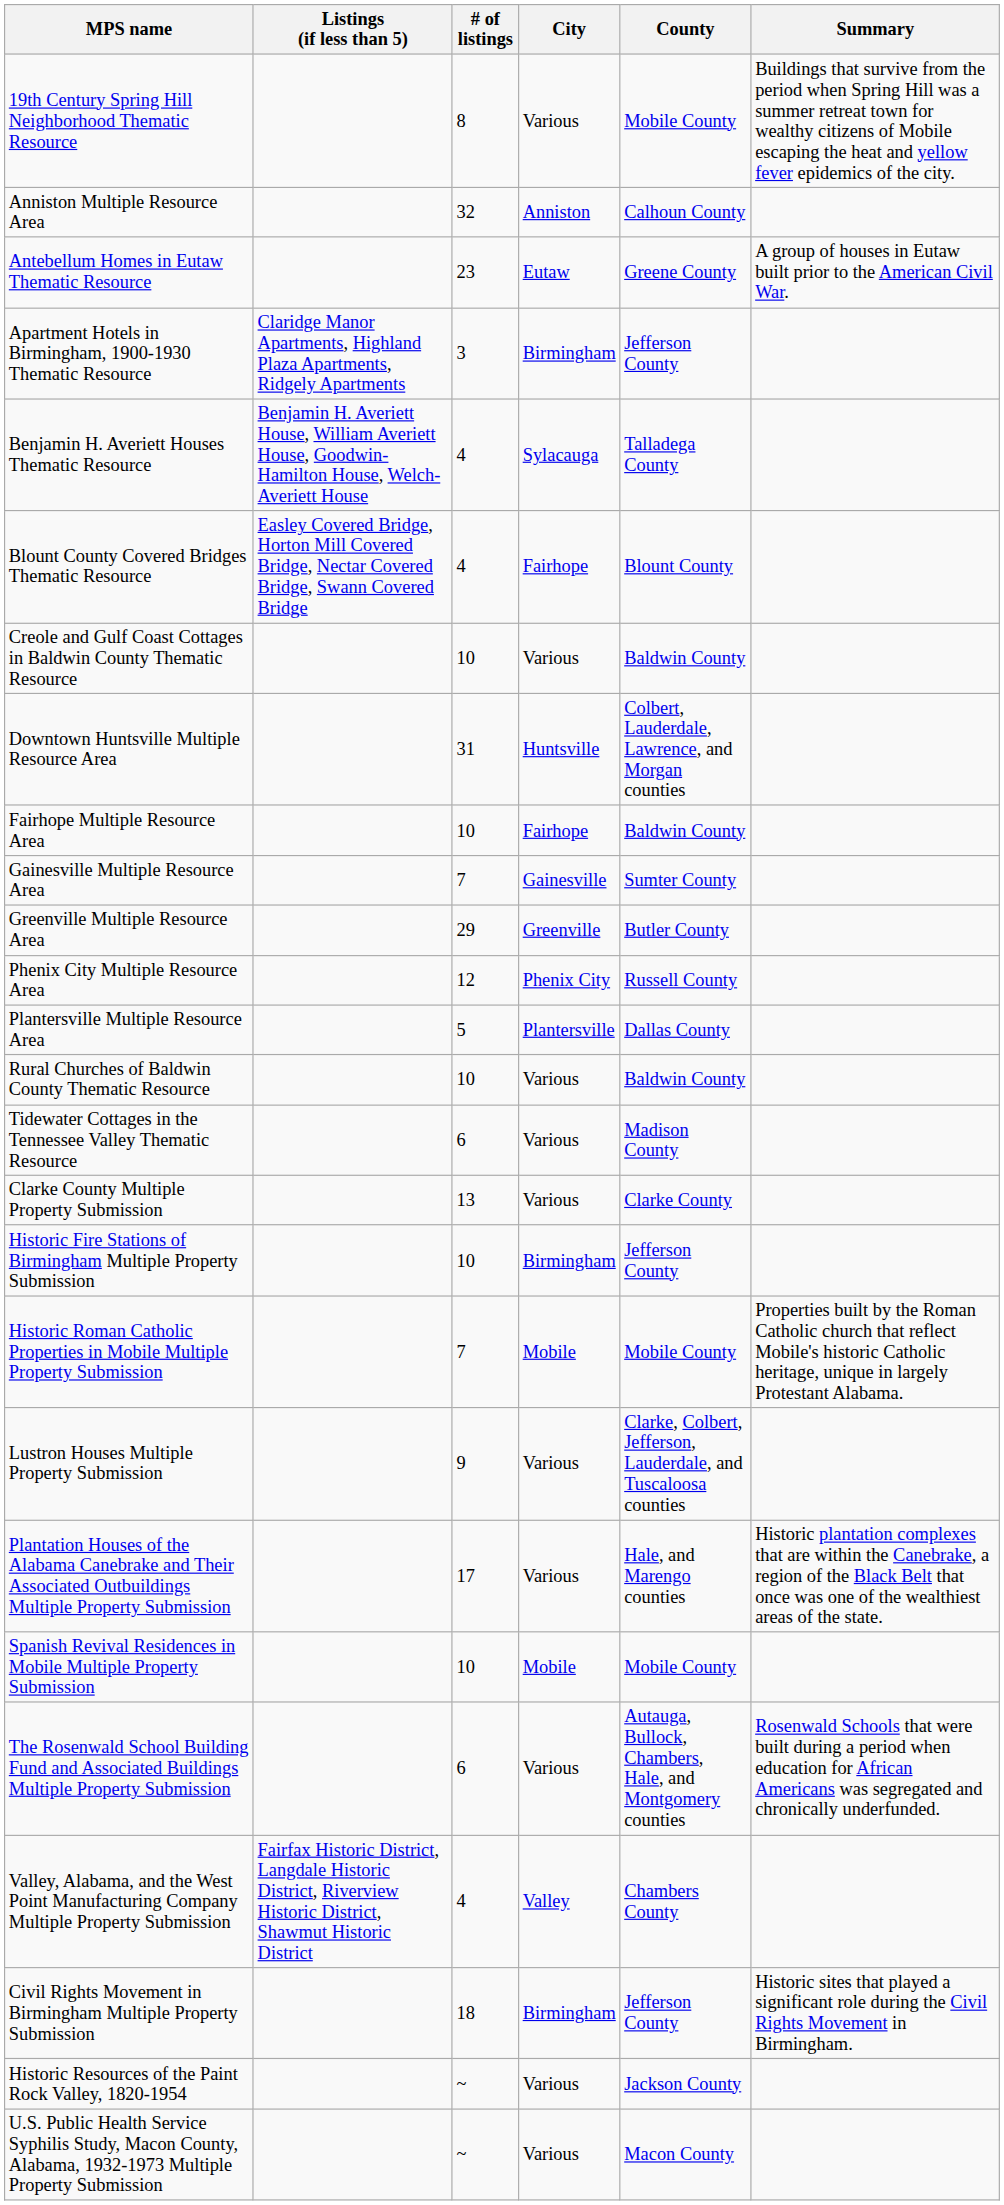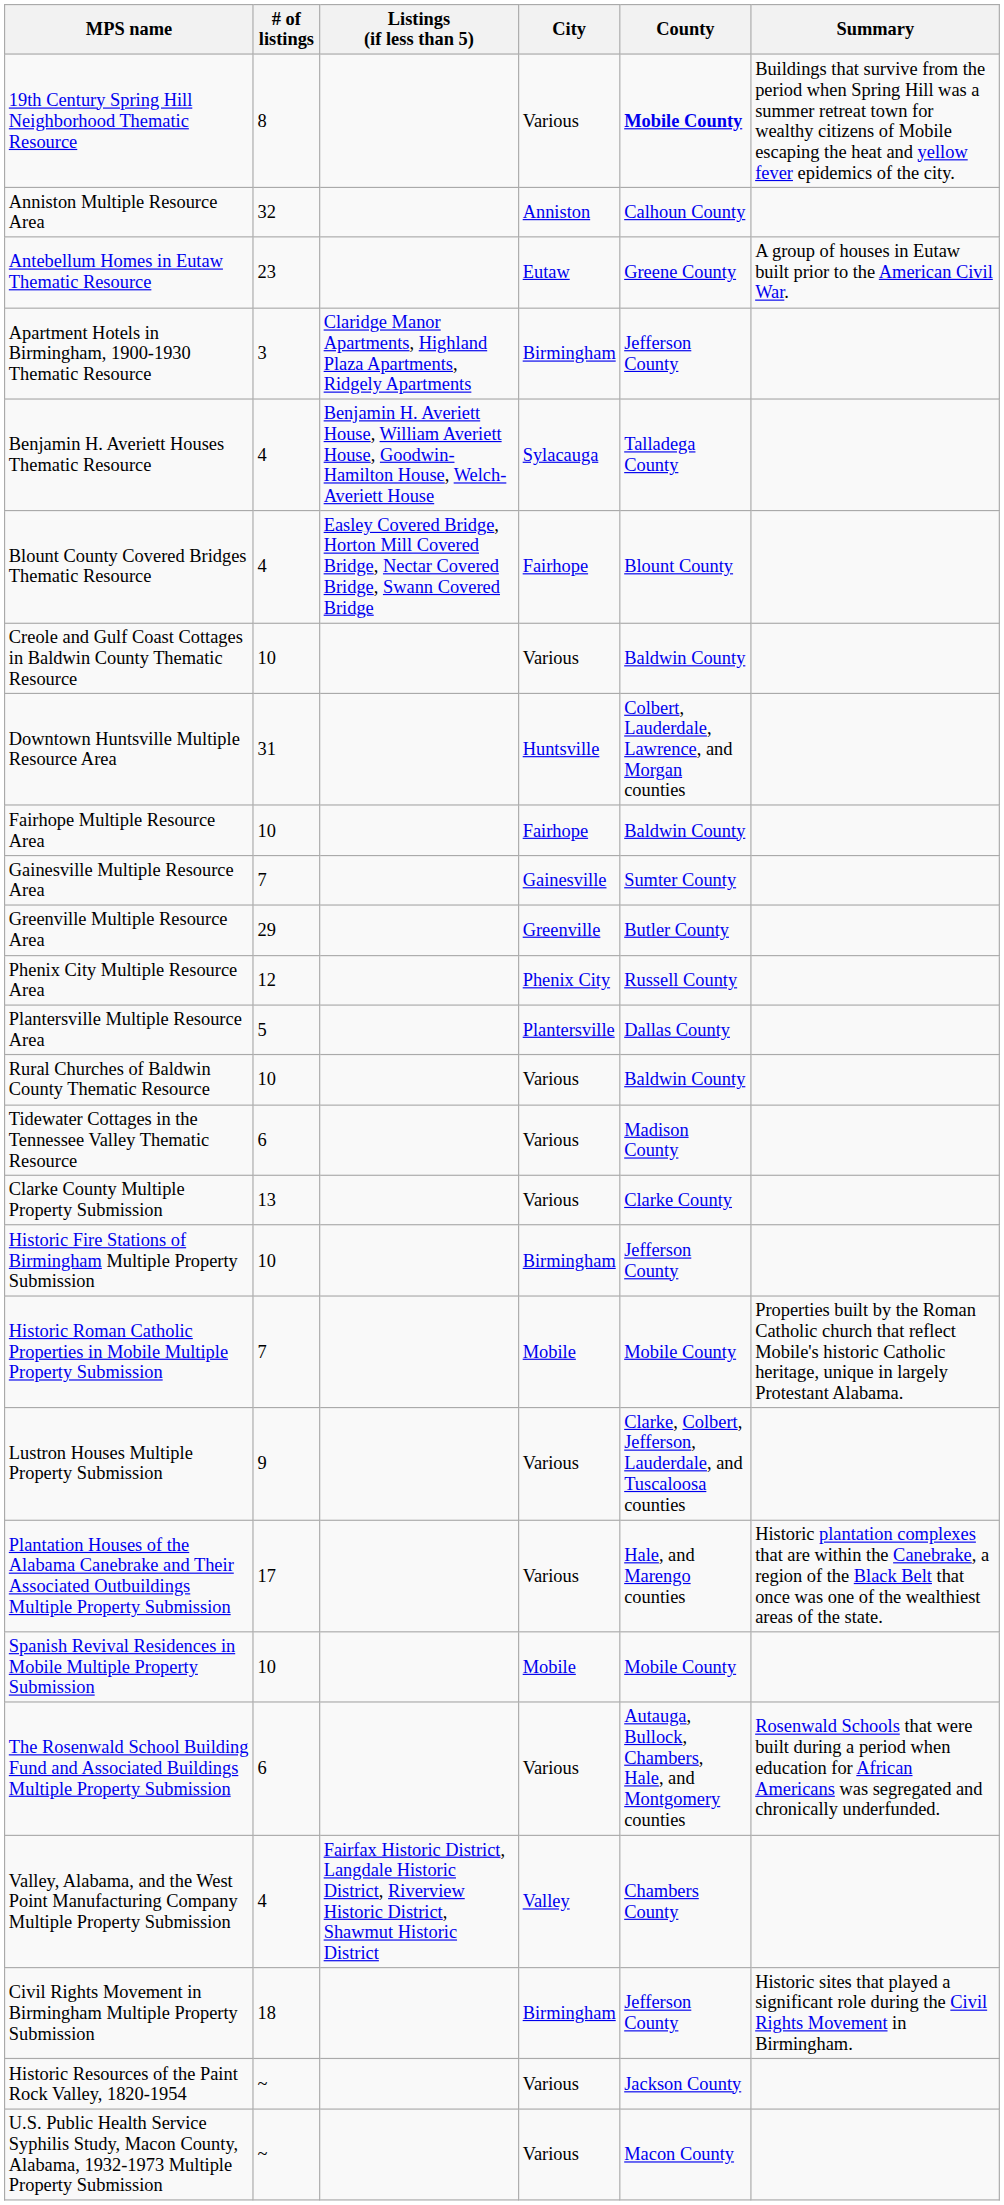columns swapped: (485, 29) <-> (353, 29)
(680, 120) normal -> (683, 120) bold
